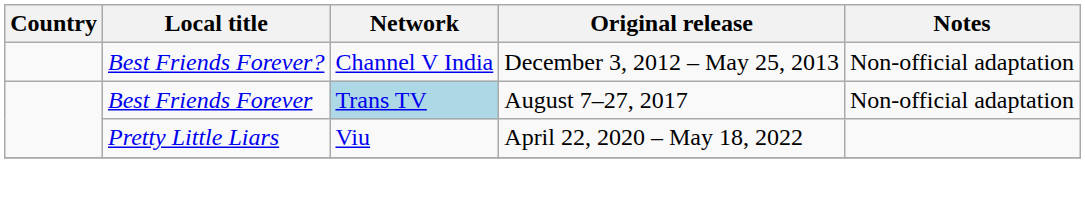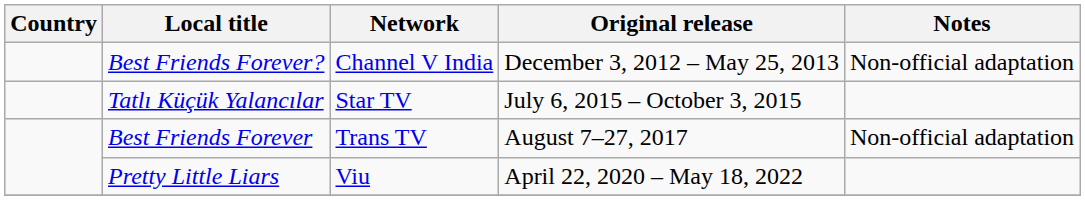+ row: (216, 99)
(381, 99) lightblue background -> (381, 137) no background
